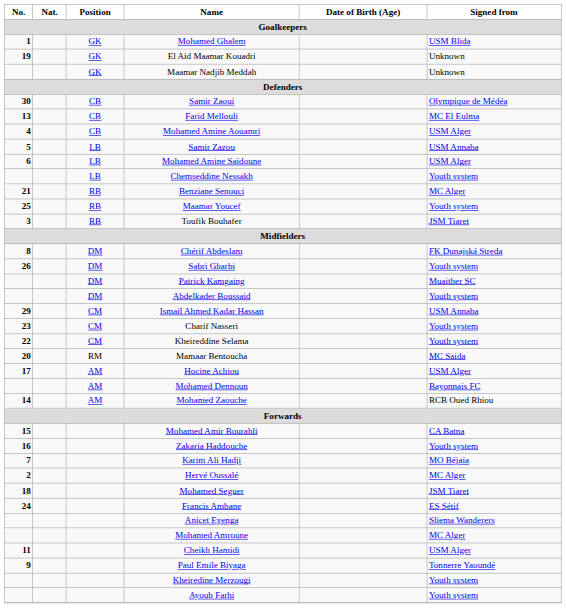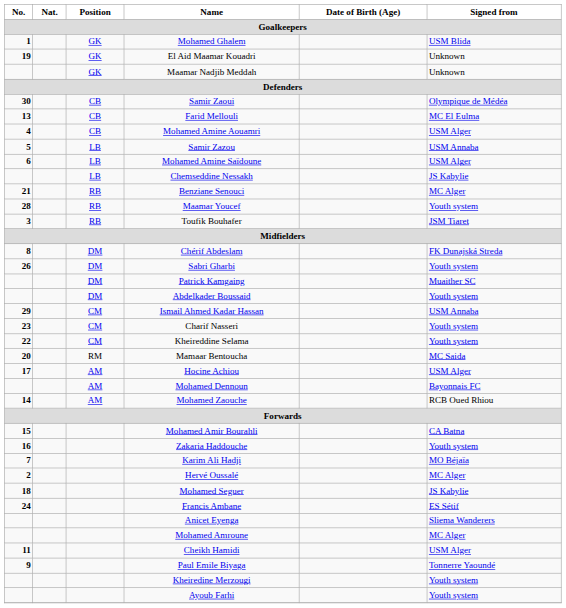(454, 176) Youth system -> (449, 176) JS Kabylie
(26, 206) 25 -> (26, 206) 28
(449, 491) JSM Tiaret -> (449, 491) JS Kabylie
